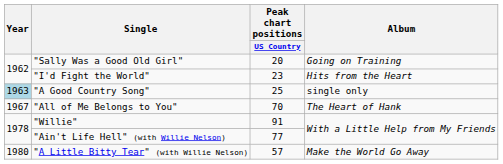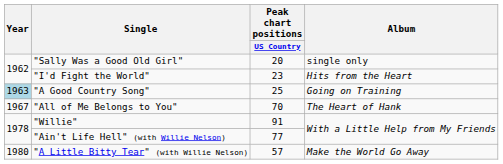(354, 61) Going on Training -> (337, 61) single only
(337, 91) single only -> (354, 91) Going on Training
